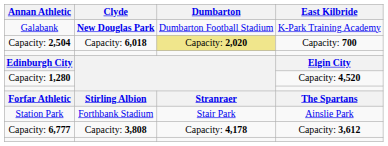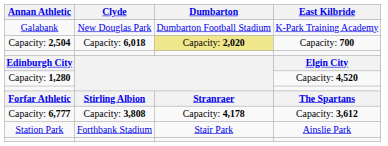(116, 27) bold -> (115, 27) normal
rows swapped: (40, 114) <-> (40, 129)
